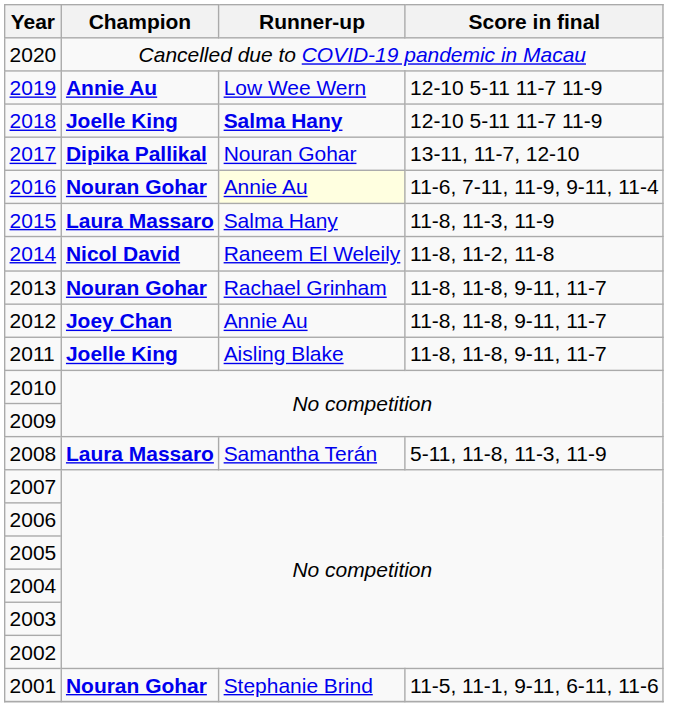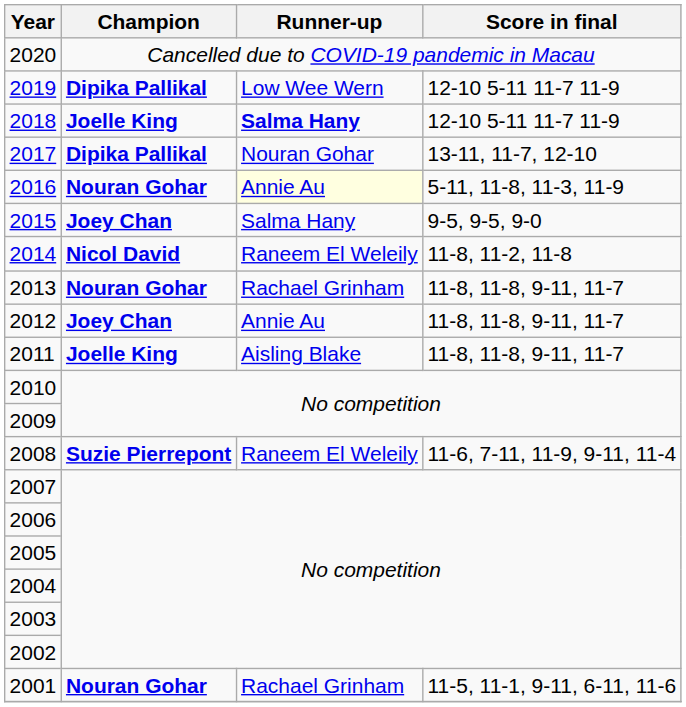(112, 88) Annie Au -> (136, 88) Dipika Pallikal
(534, 188) 11-6, 7-11, 11-9, 9-11, 11-4 -> (526, 188) 5-11, 11-8, 11-3, 11-9
(140, 221) Laura Massaro -> (119, 221) Joey Chan
(482, 221) 11-8, 11-3, 11-9 -> (485, 221) 9-5, 9-5, 9-0
(140, 453) Laura Massaro -> (149, 453) Suzie Pierrepont
(300, 453) Samantha Terán -> (329, 453) Raneem El Weleily
(508, 453) 5-11, 11-8, 11-3, 11-9 -> (552, 453) 11-6, 7-11, 11-9, 9-11, 11-4
(298, 686) Stephanie Brind -> (323, 686) Rachael Grinham
